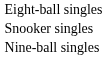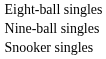rows swapped: (52, 47) <-> (49, 28)
